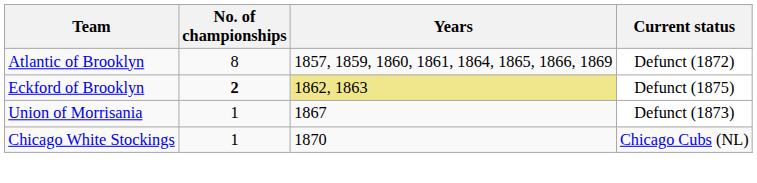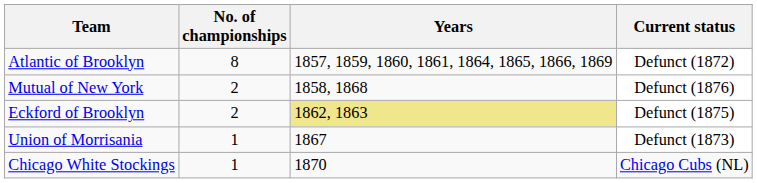+ row: (76, 87)
(234, 87) bold -> (234, 113) normal
